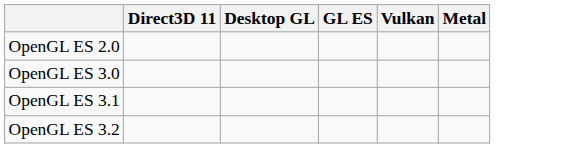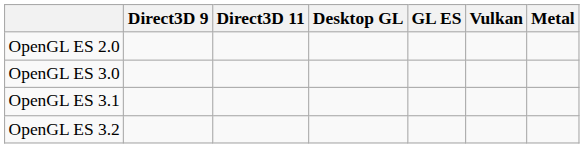+ column: (168, 18)
